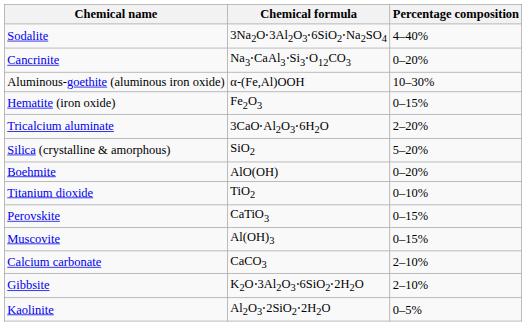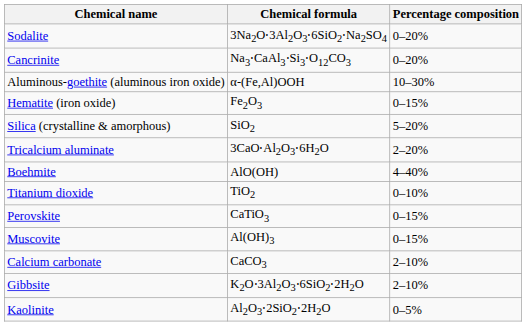(410, 36) 4–40% -> (410, 36) 0–20%
rows swapped: (89, 150) <-> (61, 126)
(410, 171) 0–20% -> (410, 171) 4–40%
